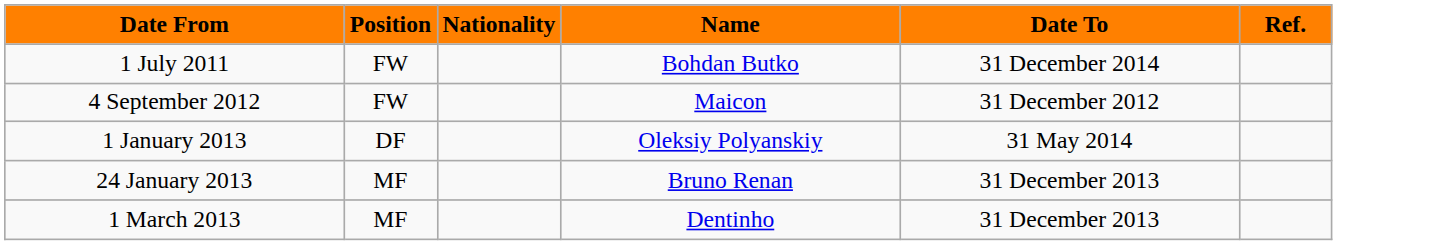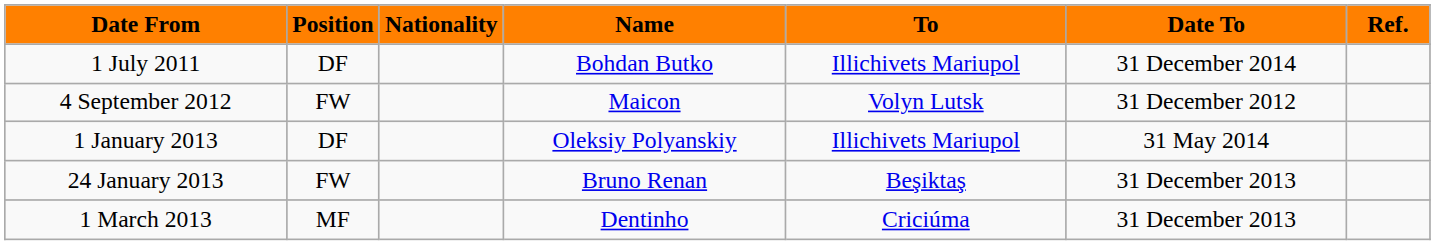+ column: (926, 24)
(390, 63) FW -> (333, 63) DF
(390, 180) MF -> (333, 180) FW
